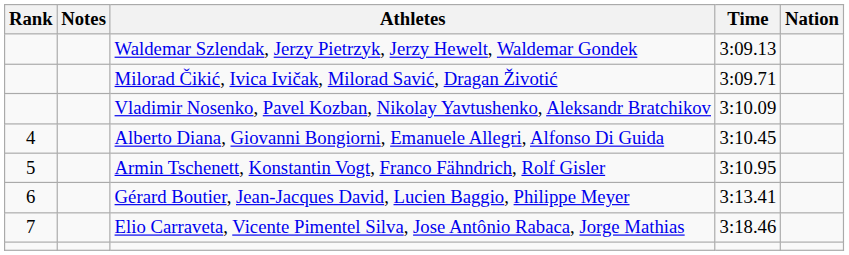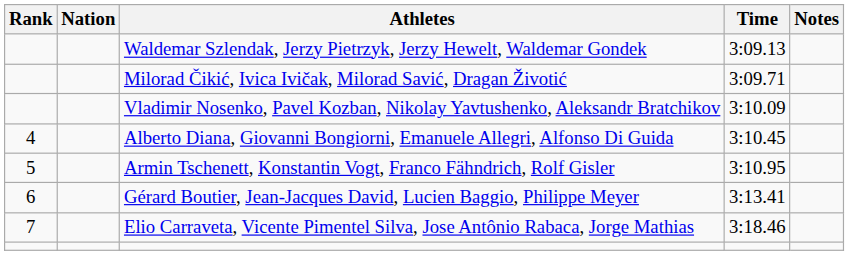columns swapped: (812, 19) <-> (84, 19)
